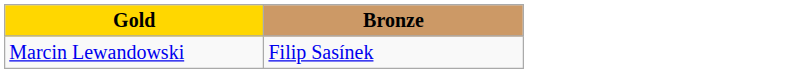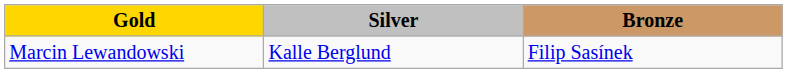+ column: (393, 20)
